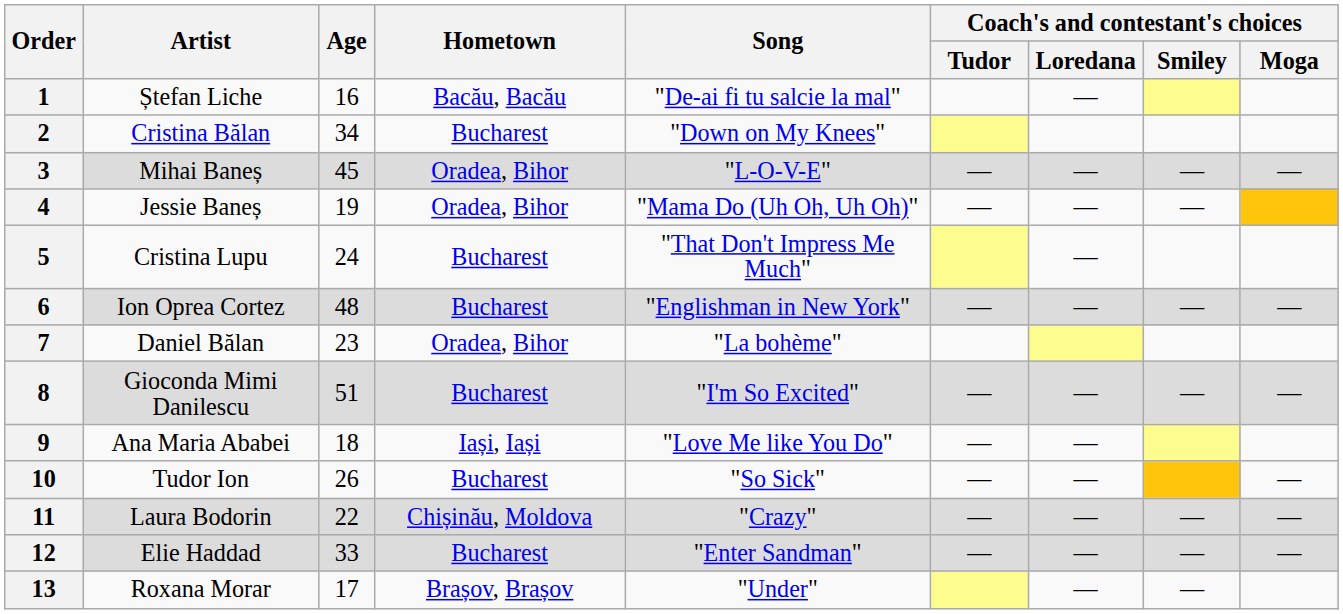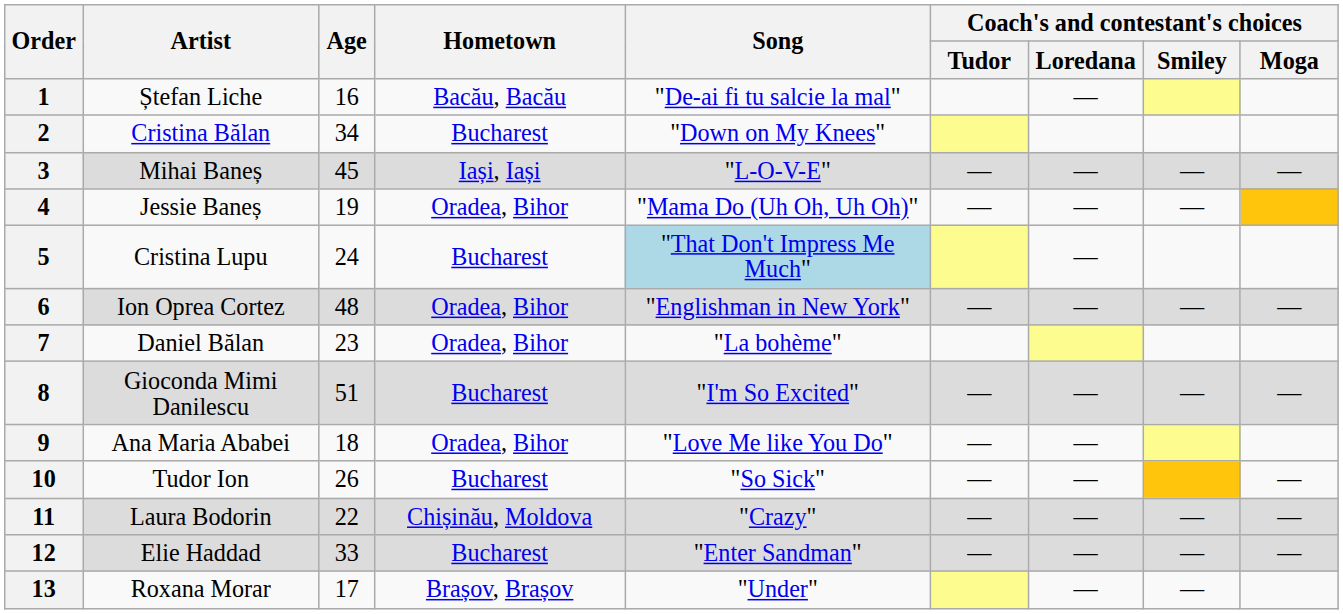(500, 170) Oradea, Bihor -> (500, 170) Iași, Iași
(778, 257) no background -> (778, 257) lightblue background
(500, 306) Bucharest -> (500, 306) Oradea, Bihor
(500, 443) Iași, Iași -> (500, 443) Oradea, Bihor
